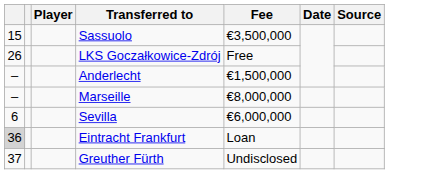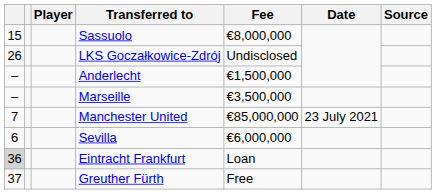(259, 35) €3,500,000 -> (259, 35) €8,000,000
(240, 55) Free -> (262, 55) Undisclosed
(259, 96) €8,000,000 -> (259, 96) €3,500,000
+ row: (133, 117)
(262, 158) Undisclosed -> (240, 179) Free
